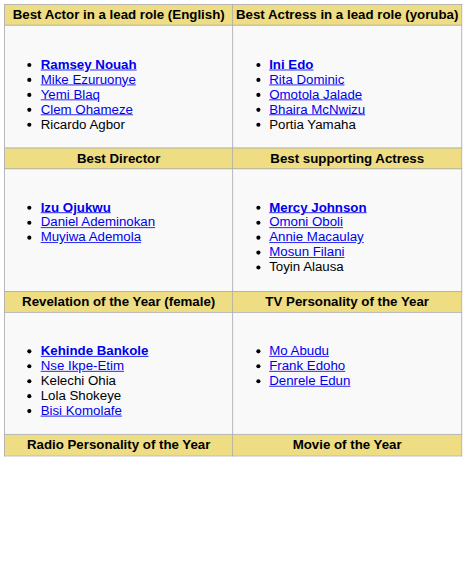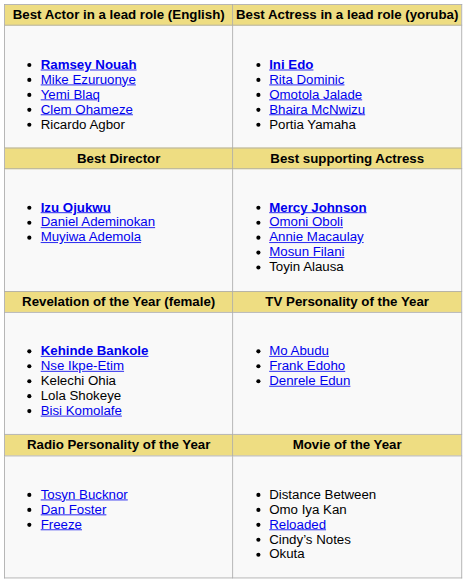+ row: (119, 509)
